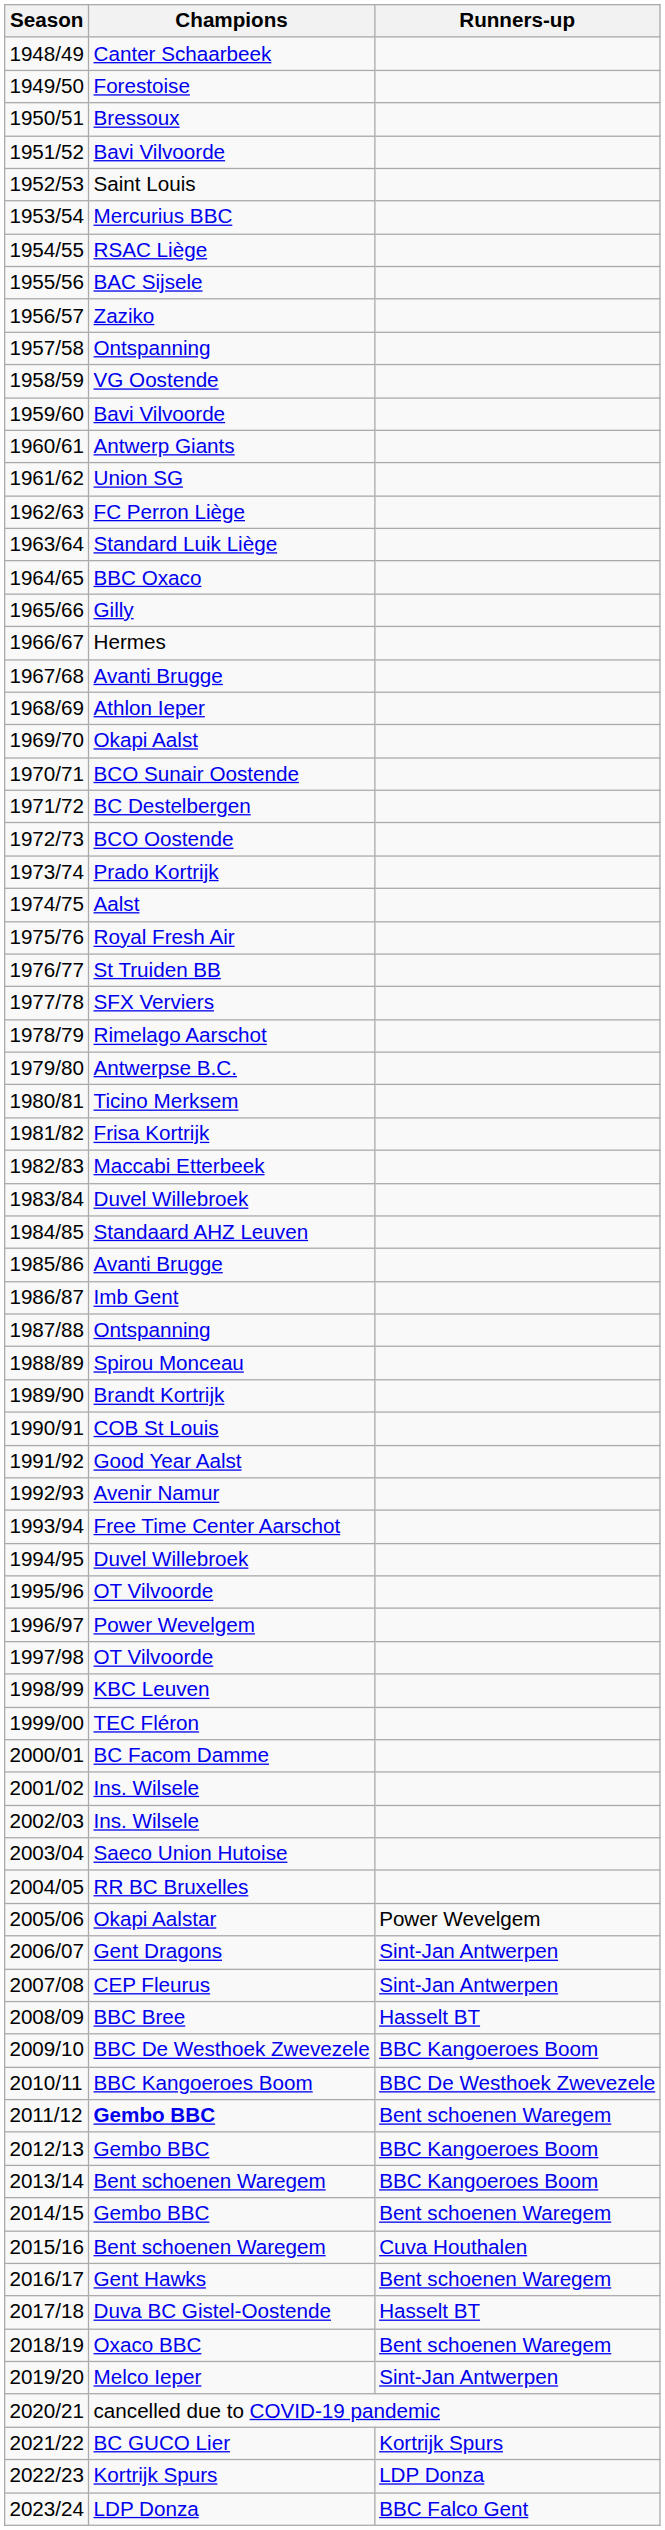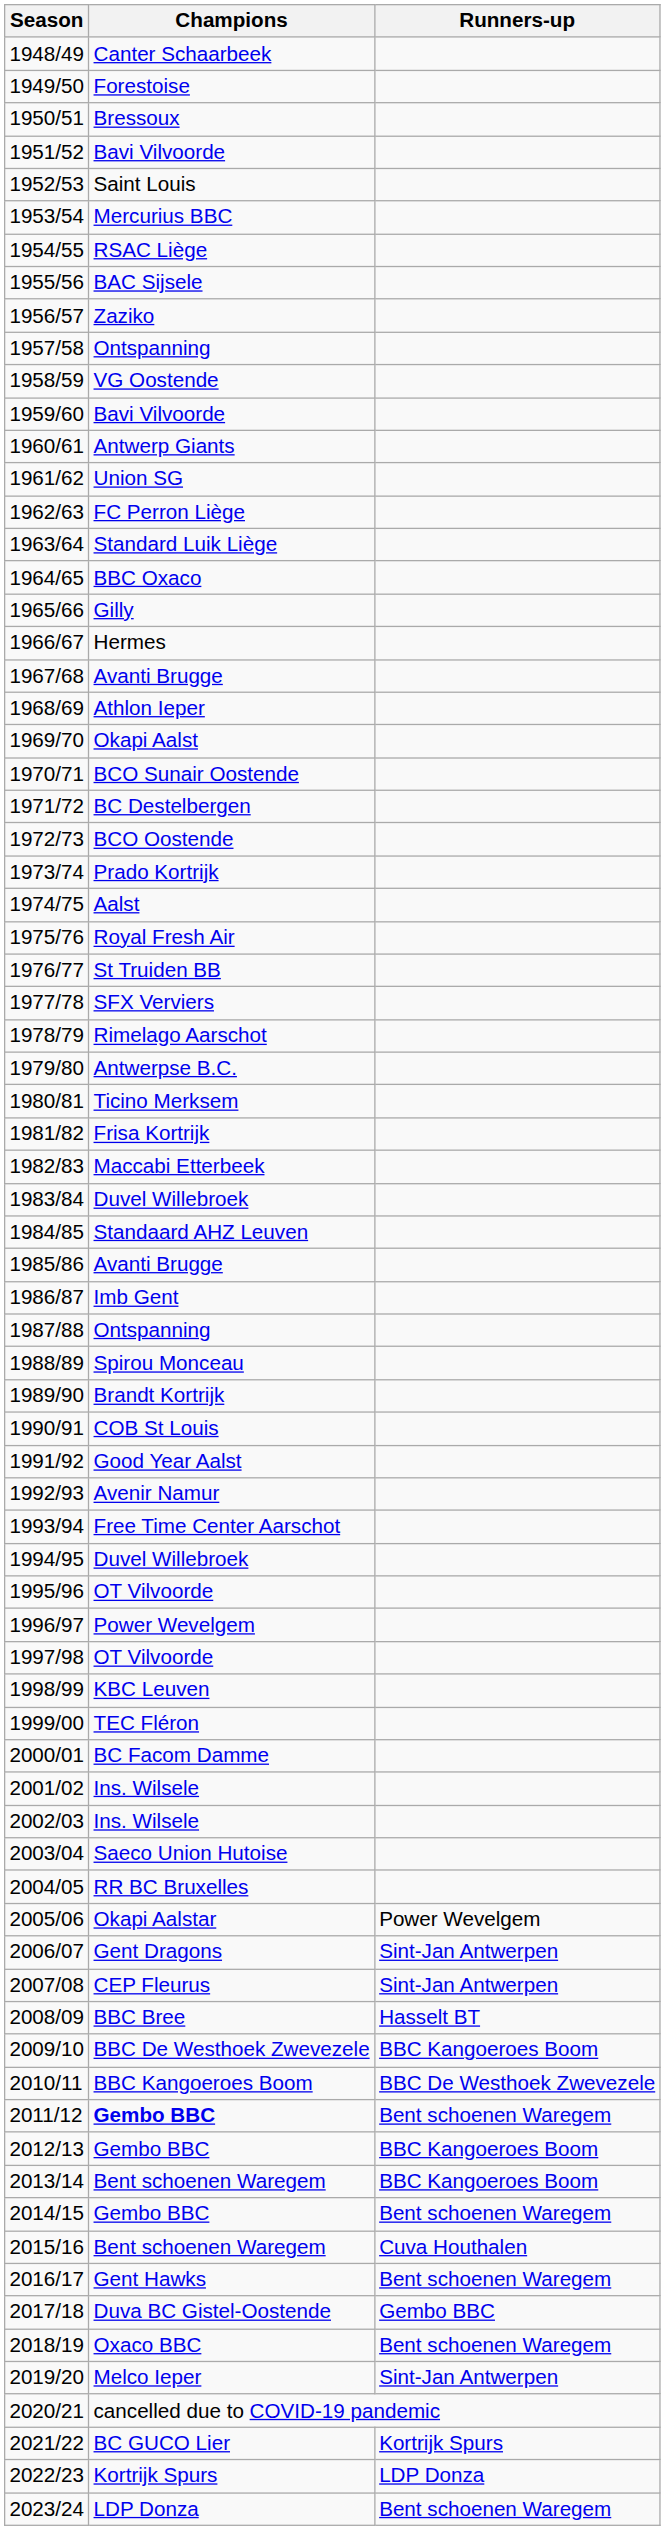(430, 2312) Hasselt BT -> (437, 2312) Gembo BBC
(454, 2508) BBC Falco Gent -> (495, 2508) Bent schoenen Waregem
